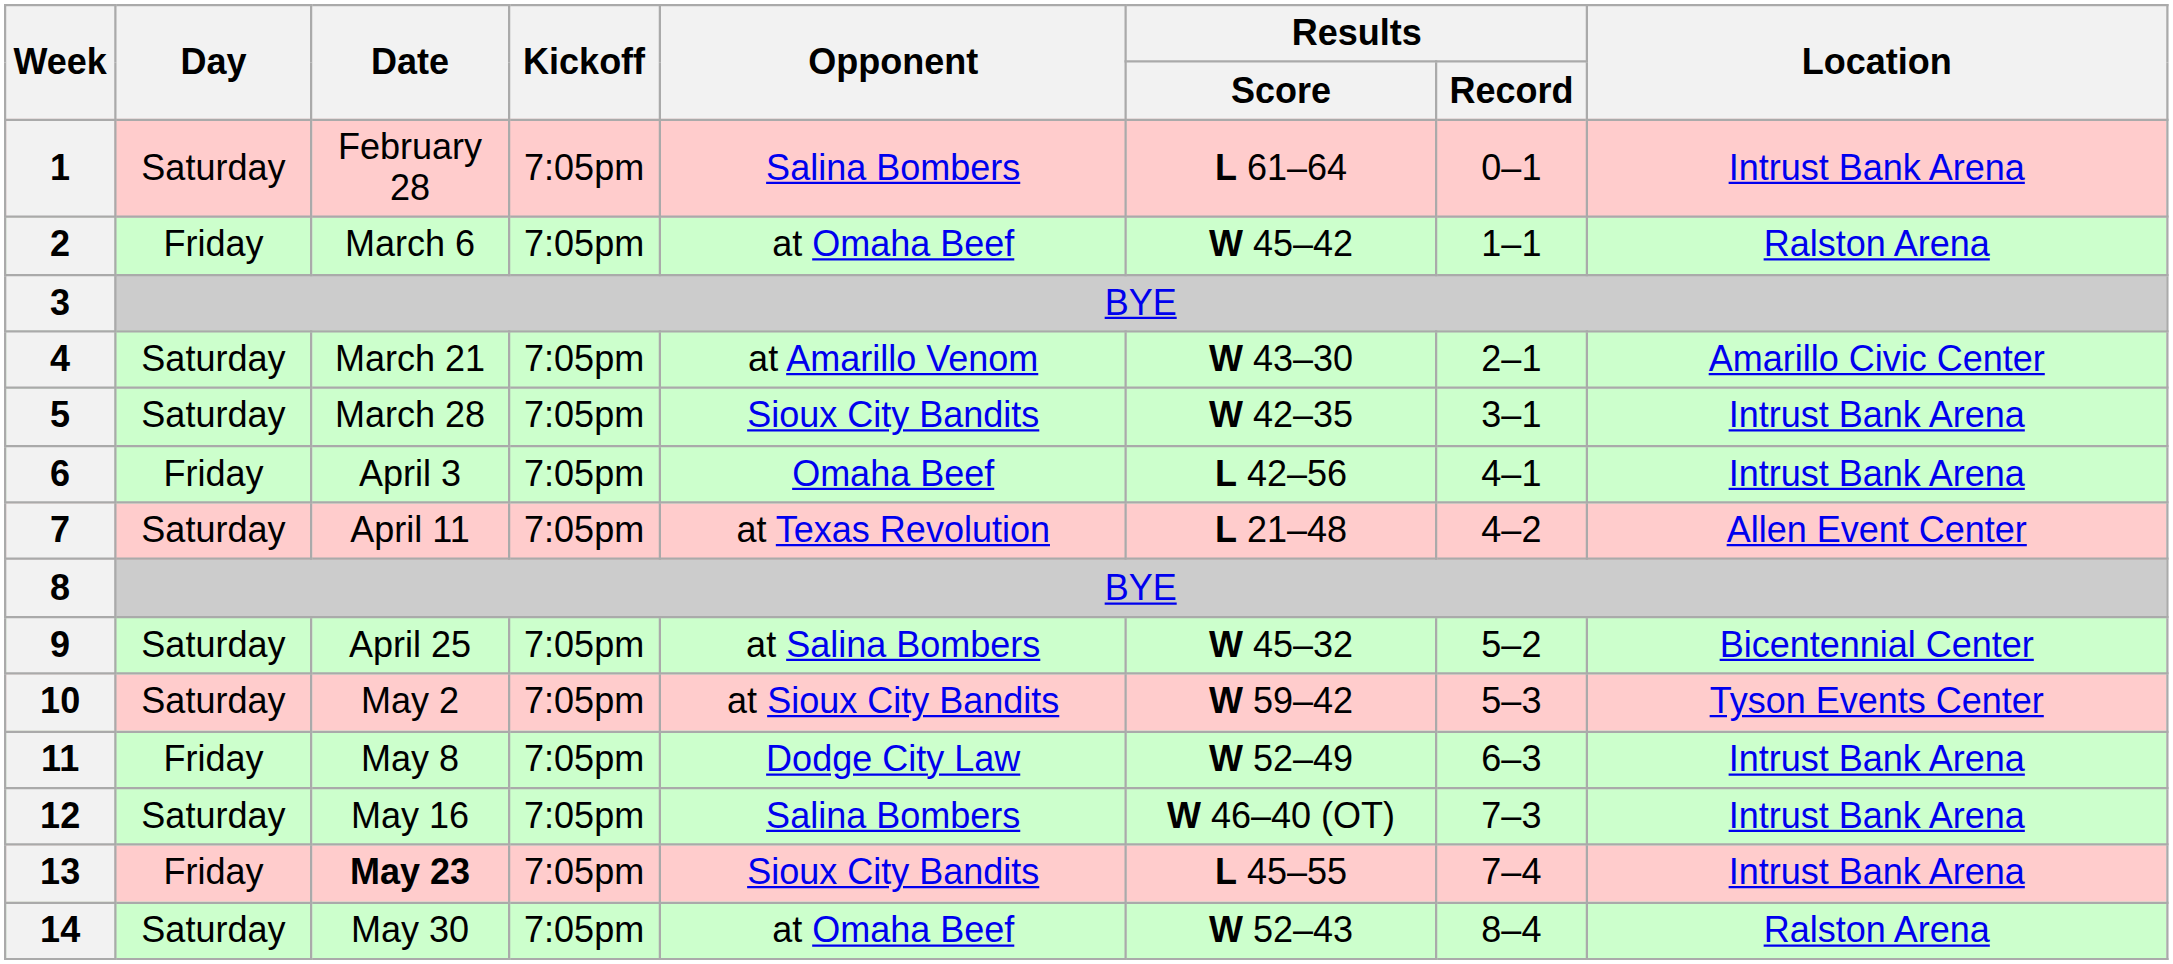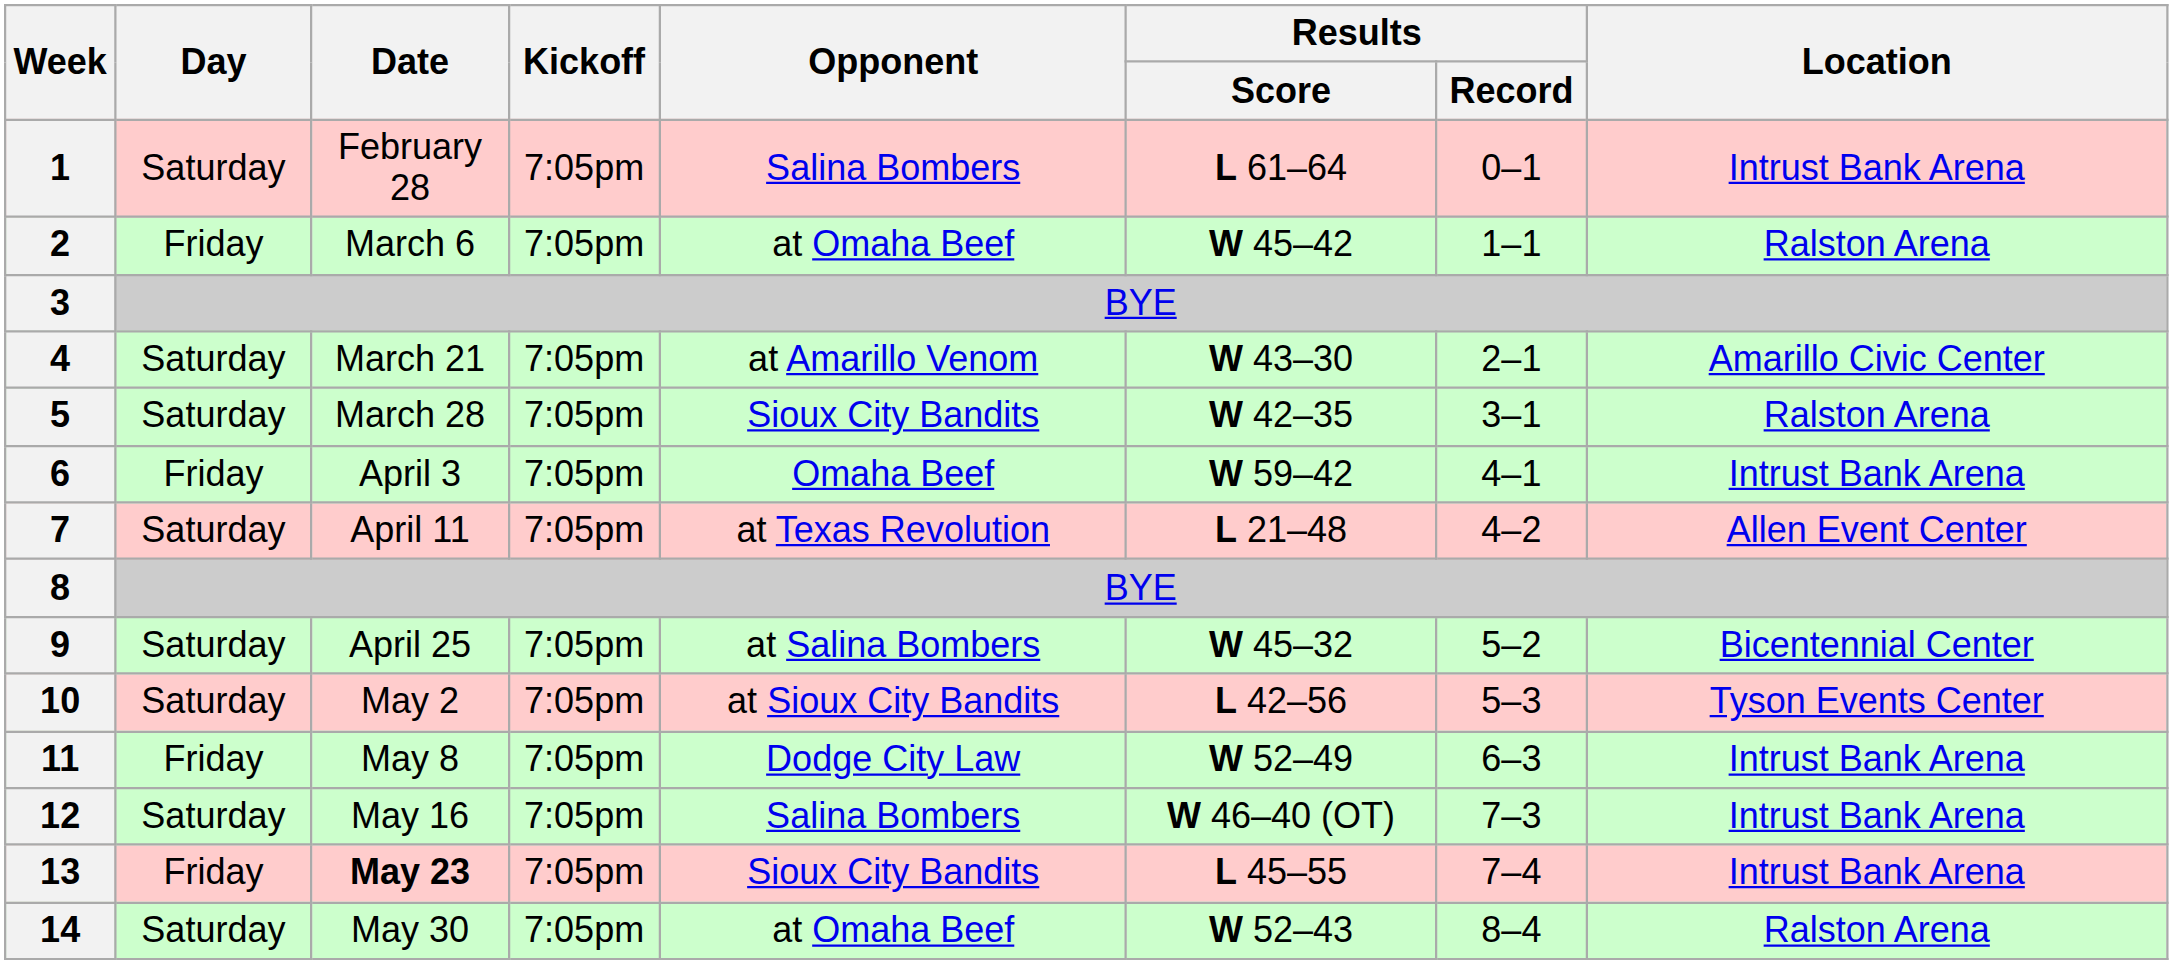(1877, 416) Intrust Bank Arena -> (1877, 416) Ralston Arena
(1281, 473) L 42–56 -> (1281, 473) W 59–42
(1281, 701) W 59–42 -> (1281, 701) L 42–56
